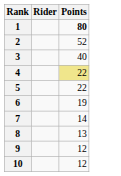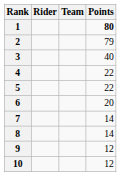+ column: (73, 12)
(82, 42) 52 -> (109, 42) 79
(82, 73) khaki background -> (109, 73) no background
(82, 103) 19 -> (109, 103) 20
(82, 133) 13 -> (109, 133) 14
